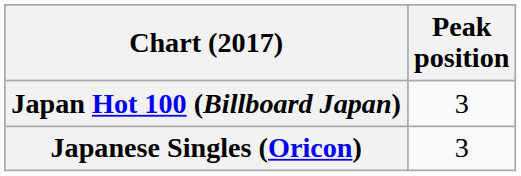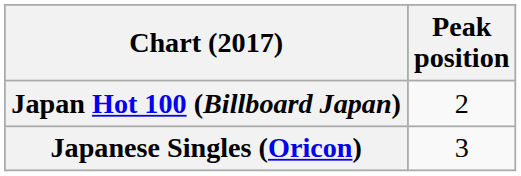(462, 103) 3 -> (462, 103) 2
